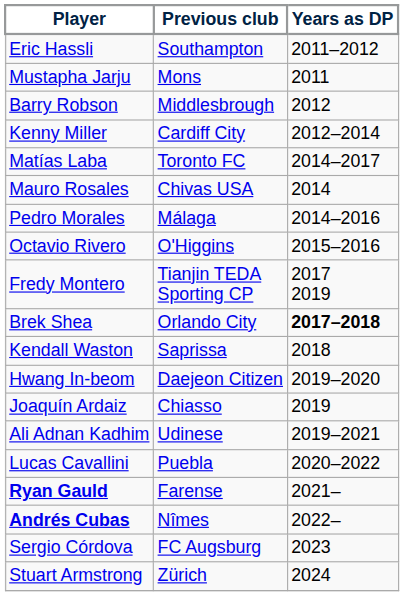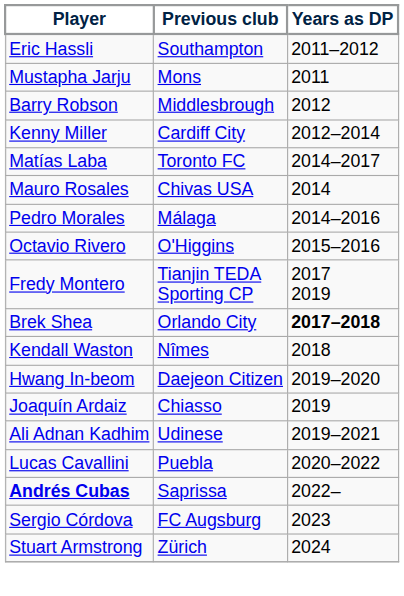(192, 350) Saprissa -> (183, 350) Nîmes
- row: (59, 491)
(183, 519) Nîmes -> (192, 491) Saprissa
